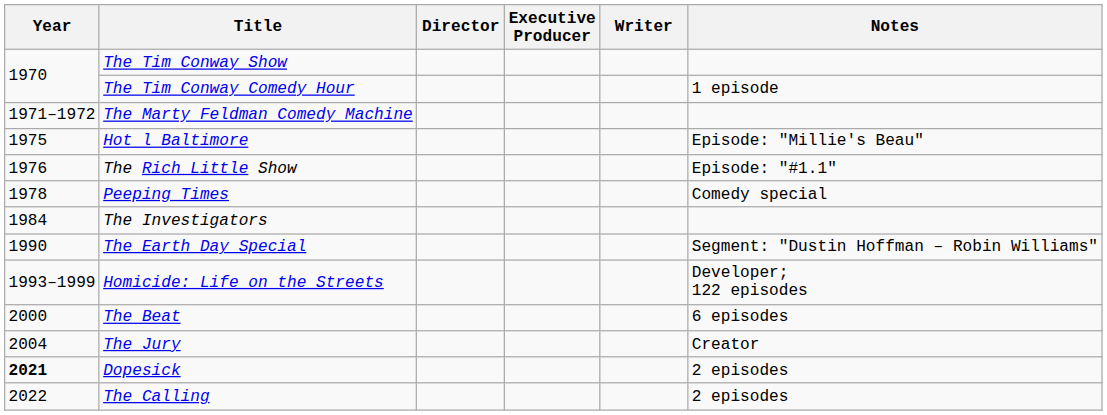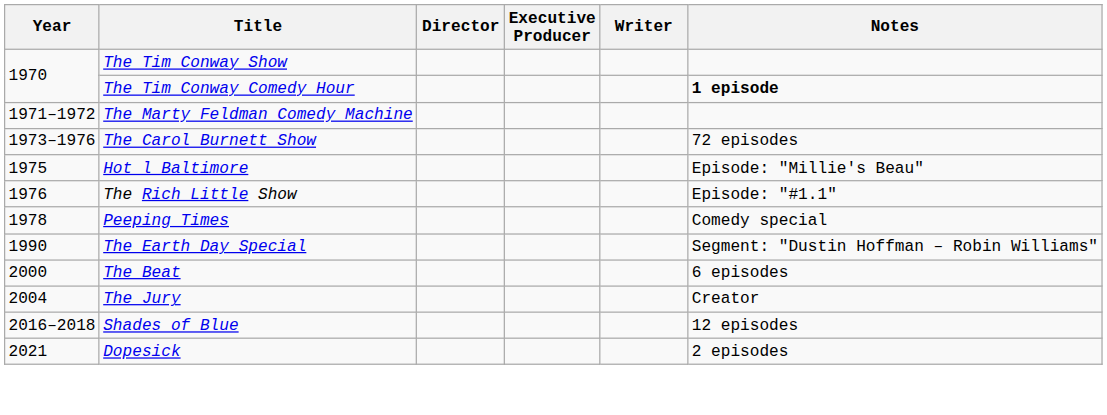(735, 89) normal -> (735, 89) bold
+ row: (210, 141)
- row: (185, 220)
- row: (243, 282)
+ row: (171, 325)
(28, 370) bold -> (28, 352) normal
- row: (156, 396)
